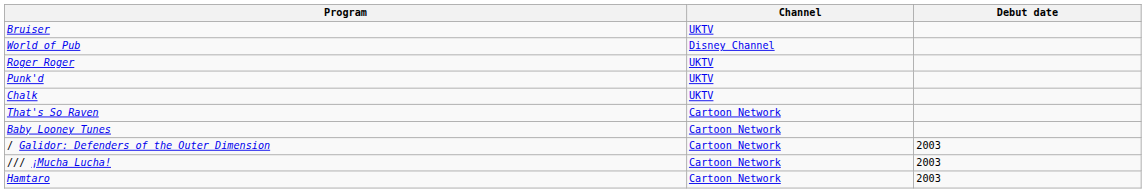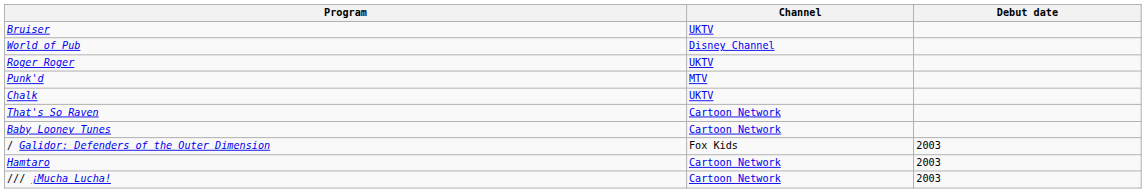(701, 80) UKTV -> (698, 80) MTV
(735, 146) Cartoon Network -> (713, 146) Fox Kids
rows swapped: (28, 180) <-> (59, 163)
